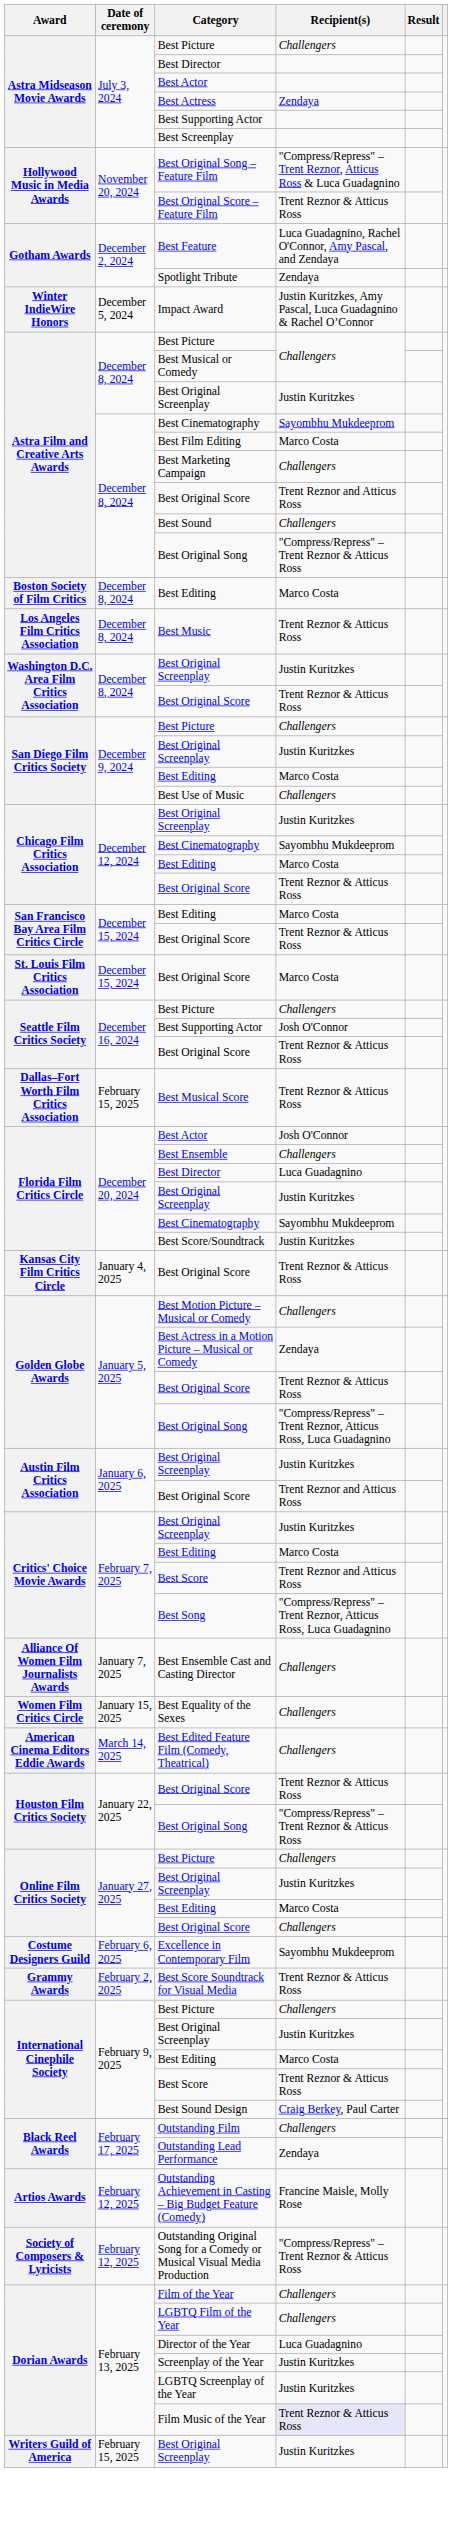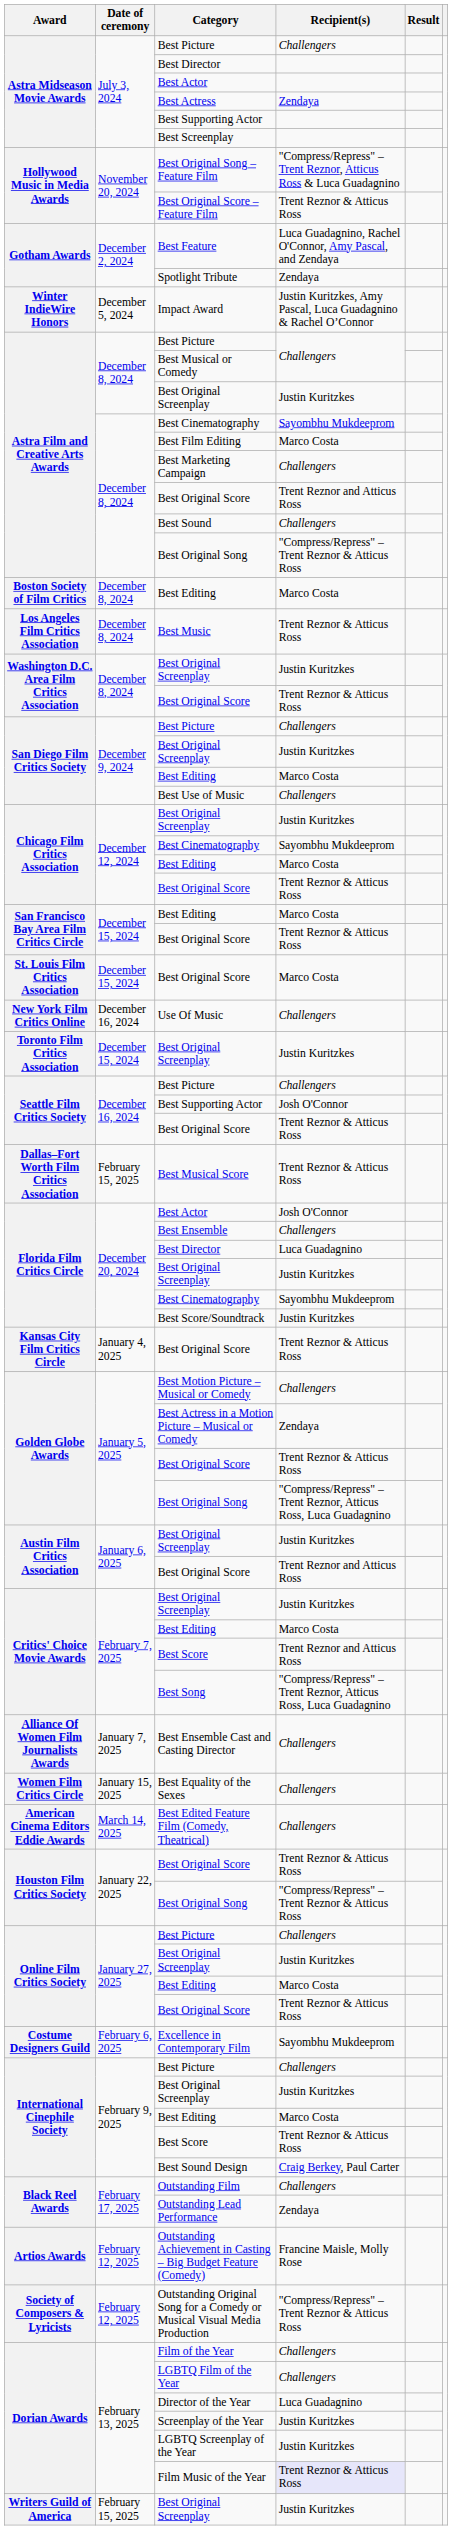+ row: (50, 1015)
+ row: (50, 1053)
(307, 1927) Challengers -> (333, 2010) Trent Reznor & Atticus Ross
- row: (50, 1984)
